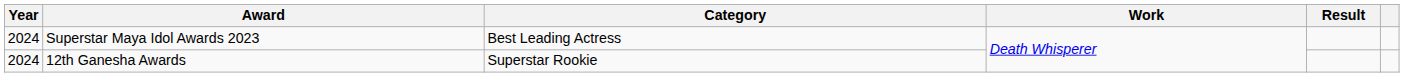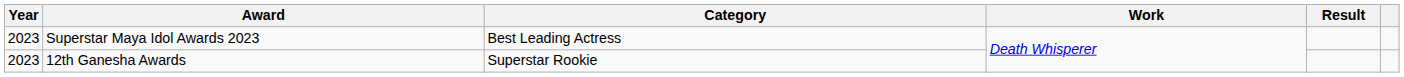(24, 38) 2024 -> (24, 38) 2023
(24, 60) 2024 -> (24, 60) 2023
